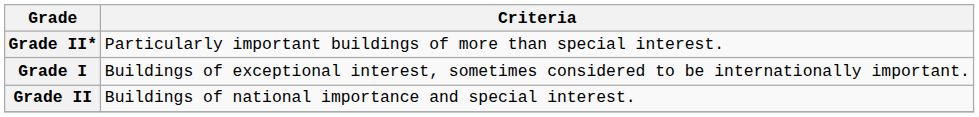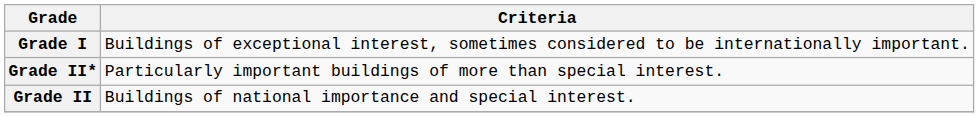rows swapped: (53, 71) <-> (53, 45)
